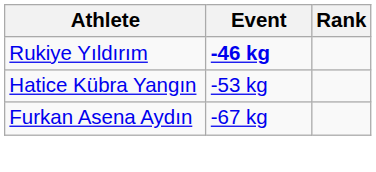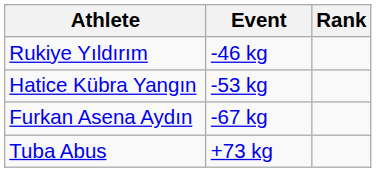(240, 53) bold -> (239, 53) normal
+ row: (58, 150)
